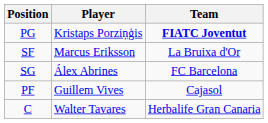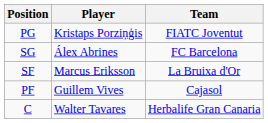(204, 33) bold -> (204, 33) normal
rows swapped: (28, 71) <-> (28, 52)
